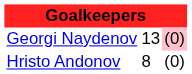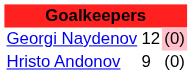(151, 39) 13 -> (151, 39) 12
(146, 62) 8 -> (146, 62) 9
